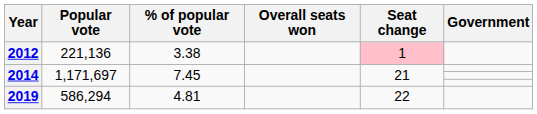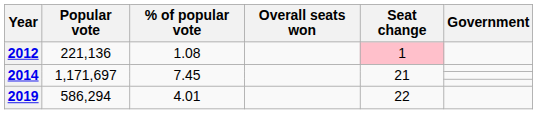(187, 53) 3.38 -> (187, 53) 1.08
(187, 97) 4.81 -> (187, 97) 4.01
